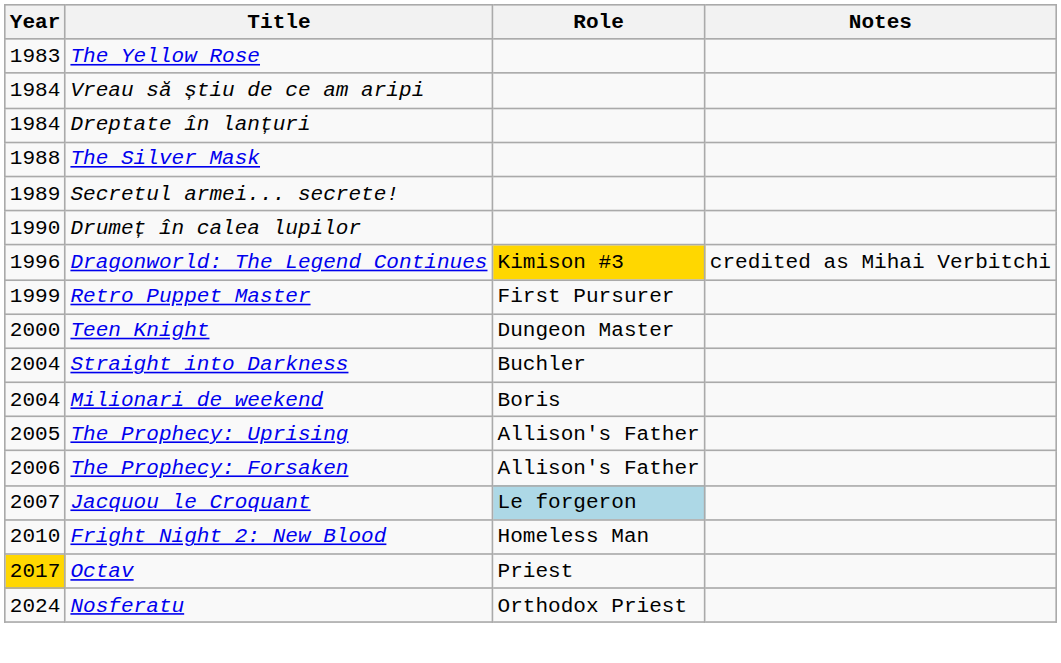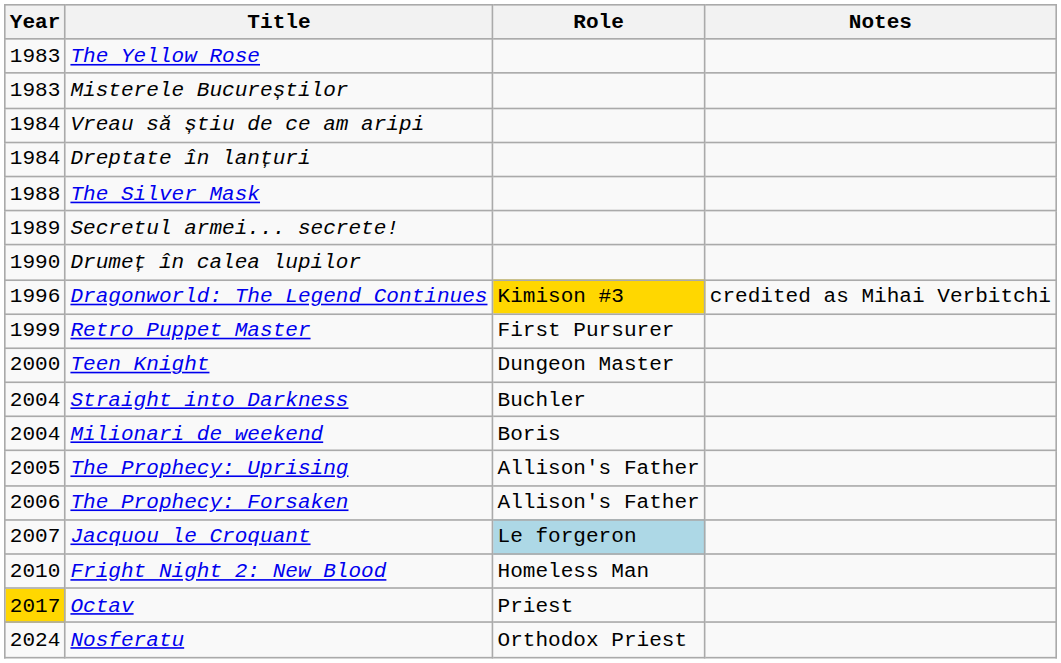+ row: (209, 91)
